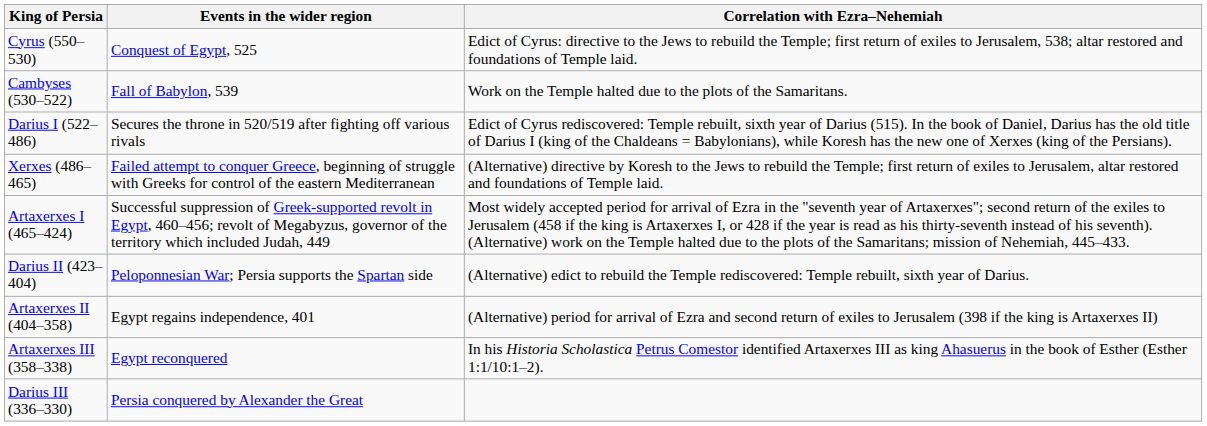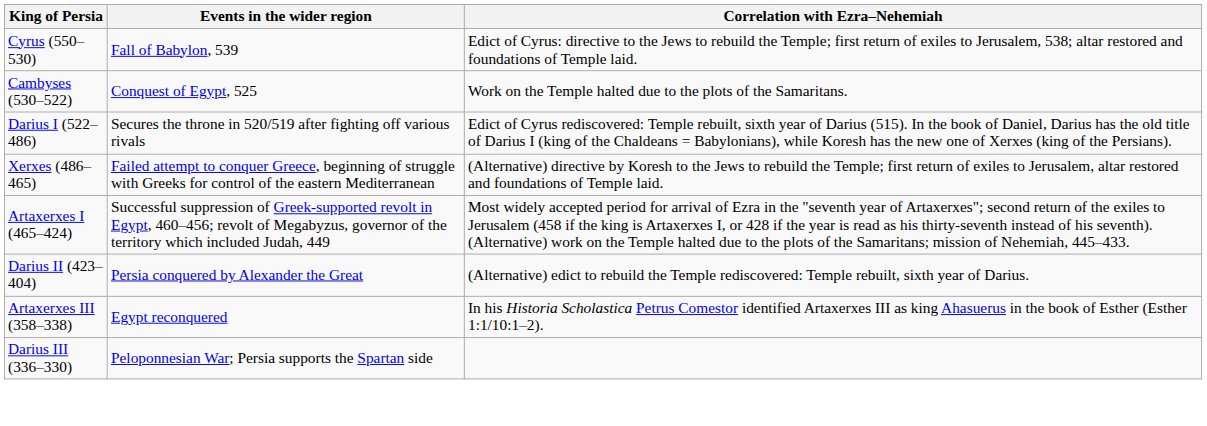(184, 49) Conquest of Egypt, 525 -> (175, 49) Fall of Babylon, 539
(175, 91) Fall of Babylon, 539 -> (184, 91) Conquest of Egypt, 525
(272, 275) Peloponnesian War; Persia supports the Spartan side -> (237, 275) Persia conquered by Alexander the Great
- row: (49, 316)
(237, 400) Persia conquered by Alexander the Great -> (272, 358) Peloponnesian War; Persia supports the Spartan side
